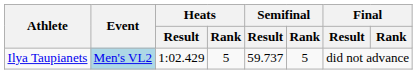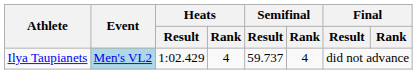(226, 58) 5 -> (226, 58) 4
(305, 58) 5 -> (305, 58) 4
